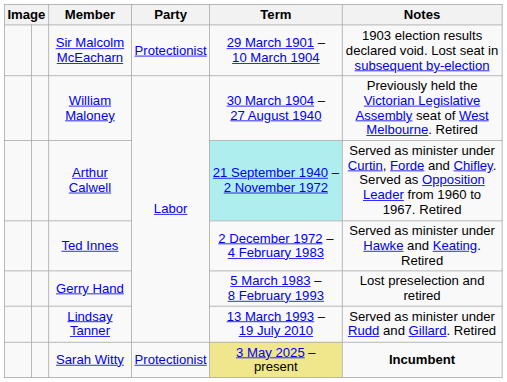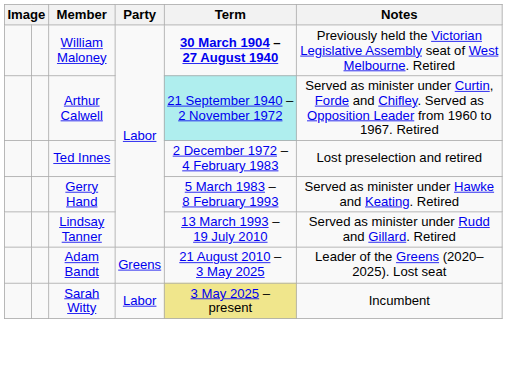- row: (90, 50)
(276, 108) normal -> (230, 50) bold
(422, 245) Served as minister under Hawke and Keating. Retired -> (399, 158) Lost preselection and retired
(422, 288) Lost preselection and retired -> (399, 194) Served as minister under Hawke and Keating. Retired
+ row: (82, 265)
(171, 359) Protectionist -> (140, 300) Labor
(422, 359) bold -> (399, 300) normal
